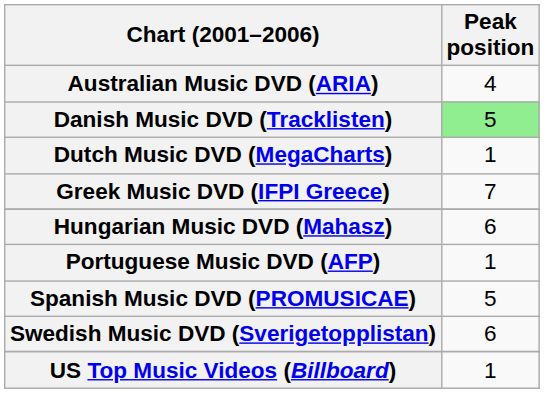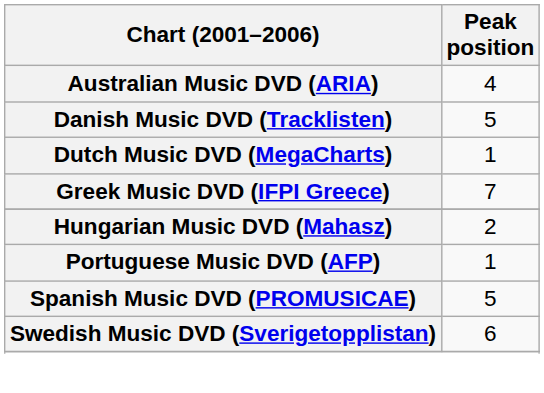(490, 119) lightgreen background -> (490, 119) no background
(490, 226) 6 -> (490, 226) 2
- row: (223, 369)
